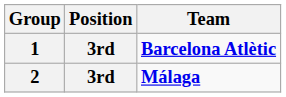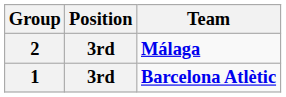rows swapped: (35, 48) <-> (35, 77)
